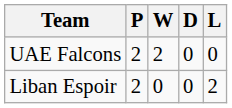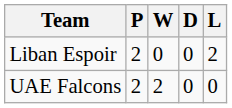rows swapped: (63, 86) <-> (65, 53)
